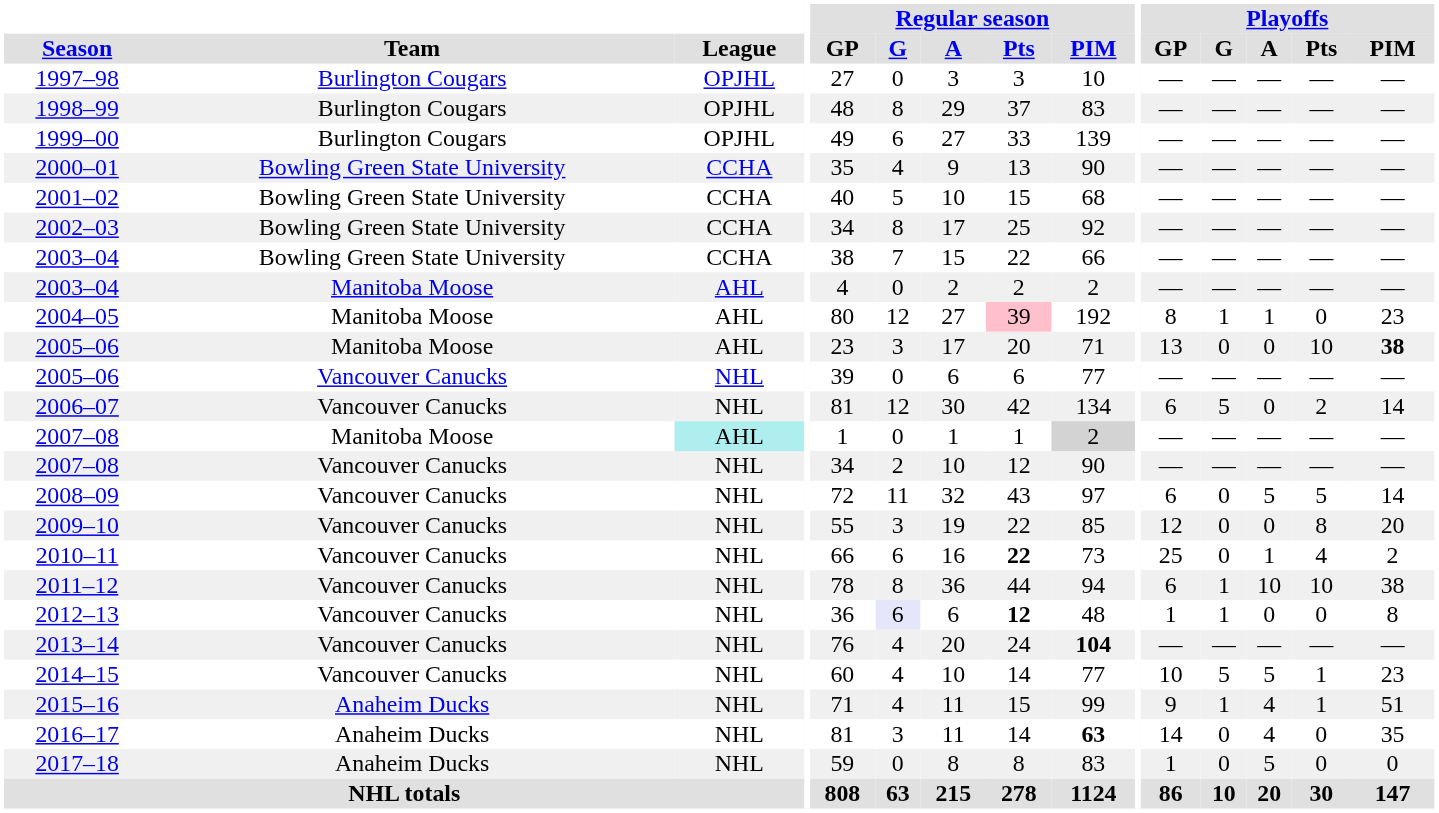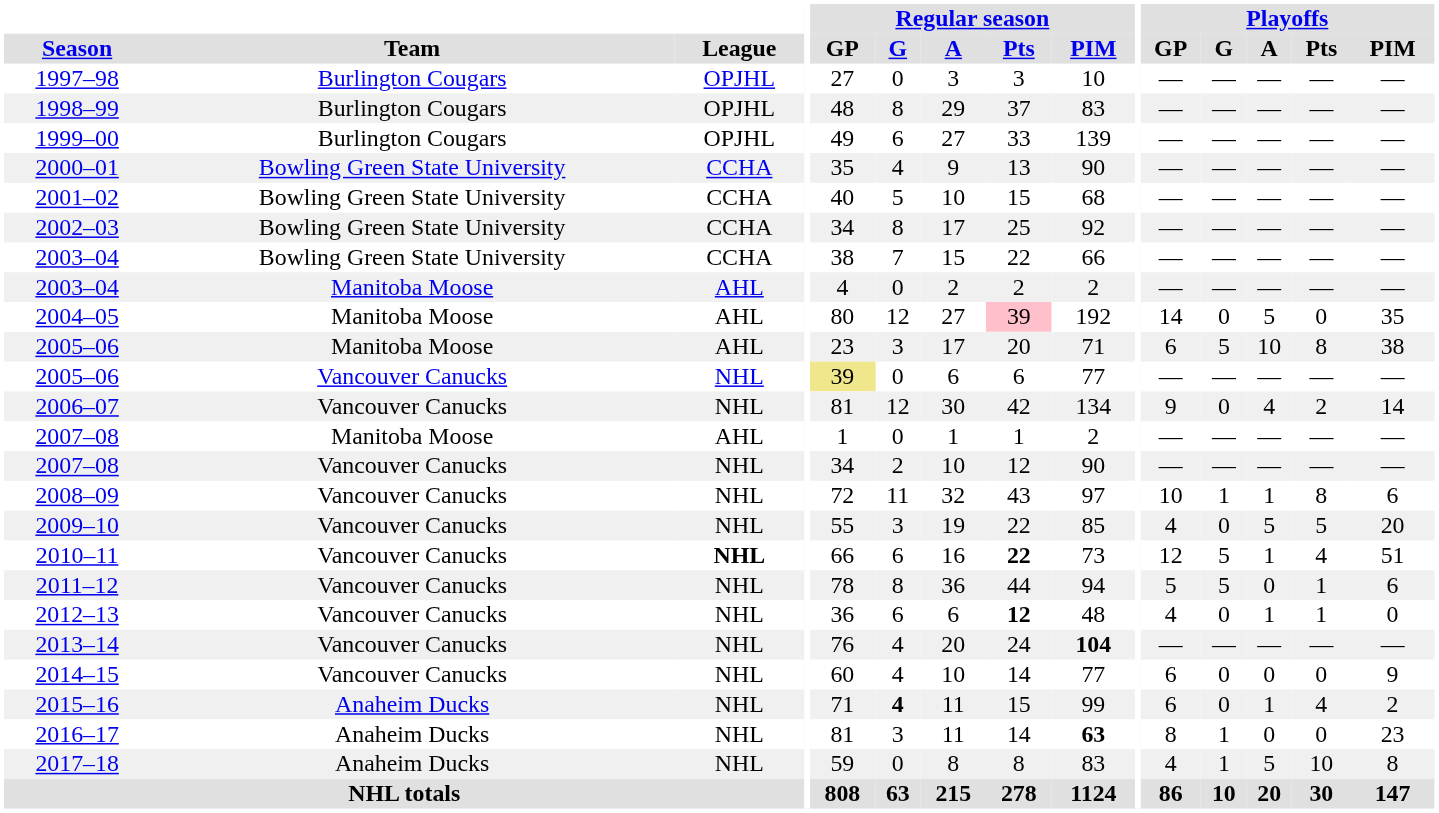(1171, 316) 8 -> (1171, 316) 14
(1224, 316) 1 -> (1224, 316) 0
(1269, 316) 1 -> (1269, 316) 5
(1393, 316) 23 -> (1393, 316) 35
(1171, 346) 13 -> (1171, 346) 6
(1224, 346) 0 -> (1224, 346) 5
(1269, 346) 0 -> (1269, 346) 10
(1321, 346) 10 -> (1321, 346) 8
(1393, 346) bold -> (1393, 346) normal
(842, 376) no background -> (842, 376) khaki background
(1171, 406) 6 -> (1171, 406) 9
(1224, 406) 5 -> (1224, 406) 0
(1269, 406) 0 -> (1269, 406) 4
(739, 435) paleturquoise background -> (739, 435) no background
(1093, 435) lightgrey background -> (1093, 435) no background
(1171, 495) 6 -> (1171, 495) 10
(1224, 495) 0 -> (1224, 495) 1
(1269, 495) 5 -> (1269, 495) 1
(1321, 495) 5 -> (1321, 495) 8
(1393, 495) 14 -> (1393, 495) 6
(1171, 525) 12 -> (1171, 525) 4
(1269, 525) 0 -> (1269, 525) 5
(1321, 525) 8 -> (1321, 525) 5
(739, 555) normal -> (739, 555) bold
(1171, 555) 25 -> (1171, 555) 12
(1224, 555) 0 -> (1224, 555) 5
(1393, 555) 2 -> (1393, 555) 51
(1171, 584) 6 -> (1171, 584) 5
(1224, 584) 1 -> (1224, 584) 5
(1269, 584) 10 -> (1269, 584) 0
(1321, 584) 10 -> (1321, 584) 1
(1393, 584) 38 -> (1393, 584) 6
(898, 614) lavender background -> (898, 614) no background
(1171, 614) 1 -> (1171, 614) 4
(1224, 614) 1 -> (1224, 614) 0
(1269, 614) 0 -> (1269, 614) 1
(1321, 614) 0 -> (1321, 614) 1
(1393, 614) 8 -> (1393, 614) 0
(1171, 674) 10 -> (1171, 674) 6
(1224, 674) 5 -> (1224, 674) 0
(1269, 674) 5 -> (1269, 674) 0
(1321, 674) 1 -> (1321, 674) 0
(1393, 674) 23 -> (1393, 674) 9
(898, 704) normal -> (898, 704) bold
(1171, 704) 9 -> (1171, 704) 6
(1224, 704) 1 -> (1224, 704) 0
(1269, 704) 4 -> (1269, 704) 1
(1321, 704) 1 -> (1321, 704) 4
(1393, 704) 51 -> (1393, 704) 2
(1171, 733) 14 -> (1171, 733) 8
(1224, 733) 0 -> (1224, 733) 1
(1269, 733) 4 -> (1269, 733) 0
(1393, 733) 35 -> (1393, 733) 23
(1171, 763) 1 -> (1171, 763) 4
(1224, 763) 0 -> (1224, 763) 1
(1321, 763) 0 -> (1321, 763) 10
(1393, 763) 0 -> (1393, 763) 8
